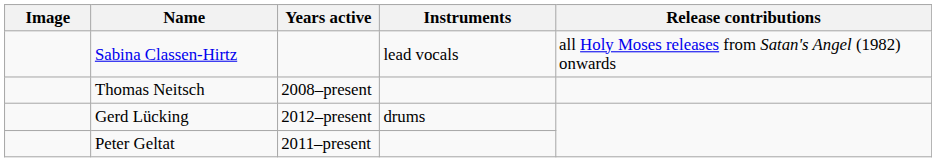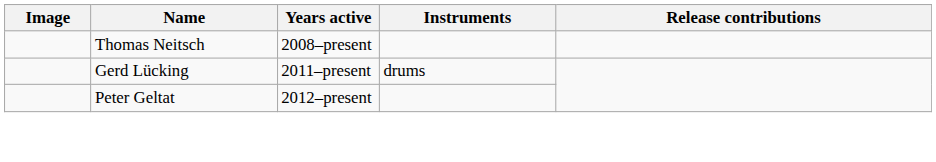- row: (166, 53)
(326, 116) 2012–present -> (326, 71) 2011–present
(326, 143) 2011–present -> (326, 97) 2012–present
